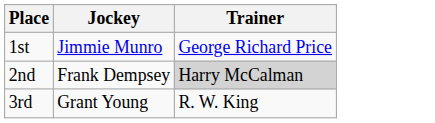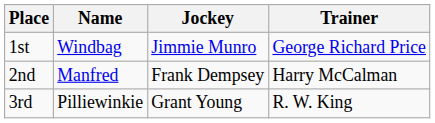+ column: (100, 18)
(241, 74) lightgrey background -> (335, 74) no background
